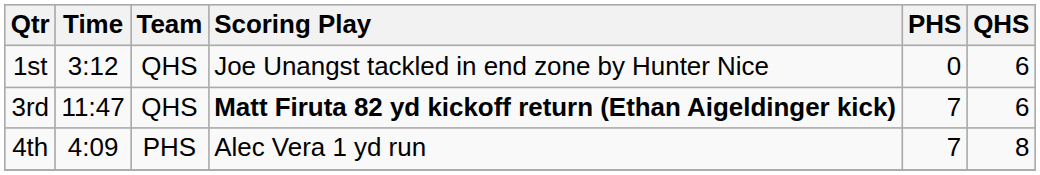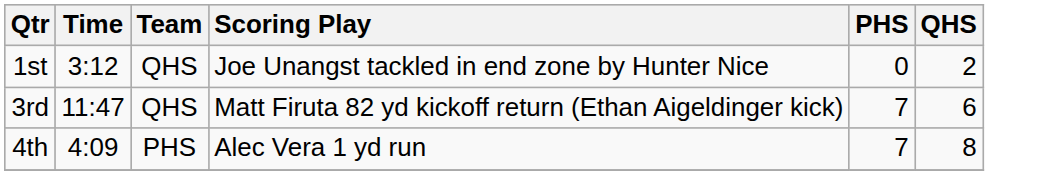(1022, 66) 6 -> (969, 66) 2
(555, 107) bold -> (529, 107) normal
